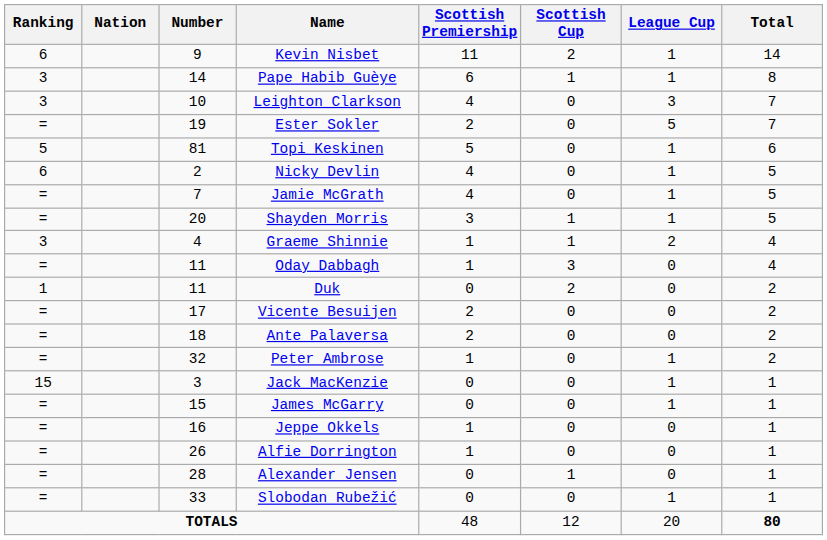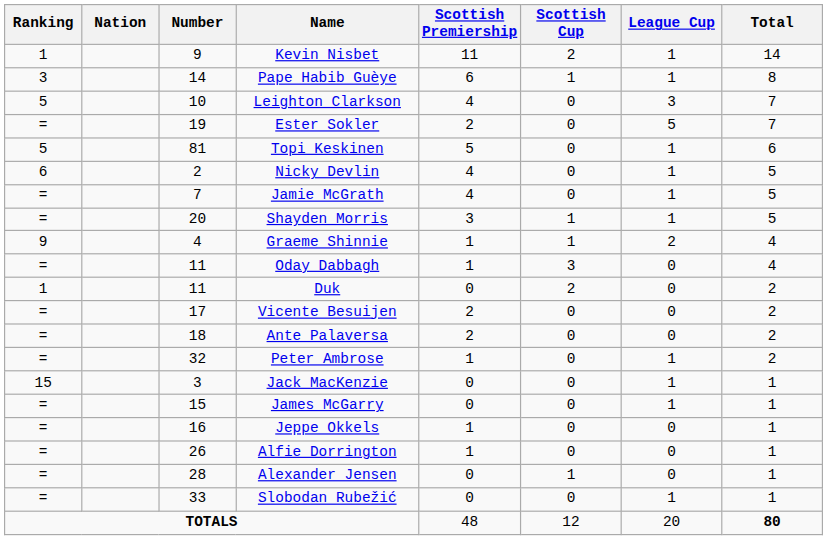(43, 56) 6 -> (43, 56) 1
(43, 103) 3 -> (43, 103) 5
(43, 243) 3 -> (43, 243) 9
